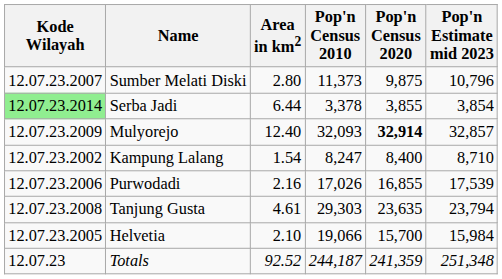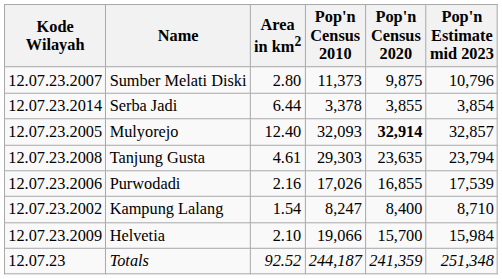(55, 105) lightgreen background -> (55, 105) no background
(55, 131) 12.07.23.2009 -> (55, 131) 12.07.23.2005
rows swapped: (167, 157) <-> (157, 209)
(55, 235) 12.07.23.2005 -> (55, 235) 12.07.23.2009
